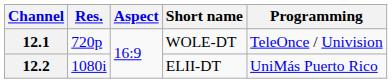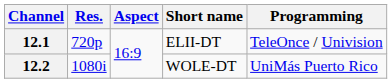(201, 41) WOLE-DT -> (193, 41) ELII-DT
(193, 66) ELII-DT -> (201, 66) WOLE-DT
